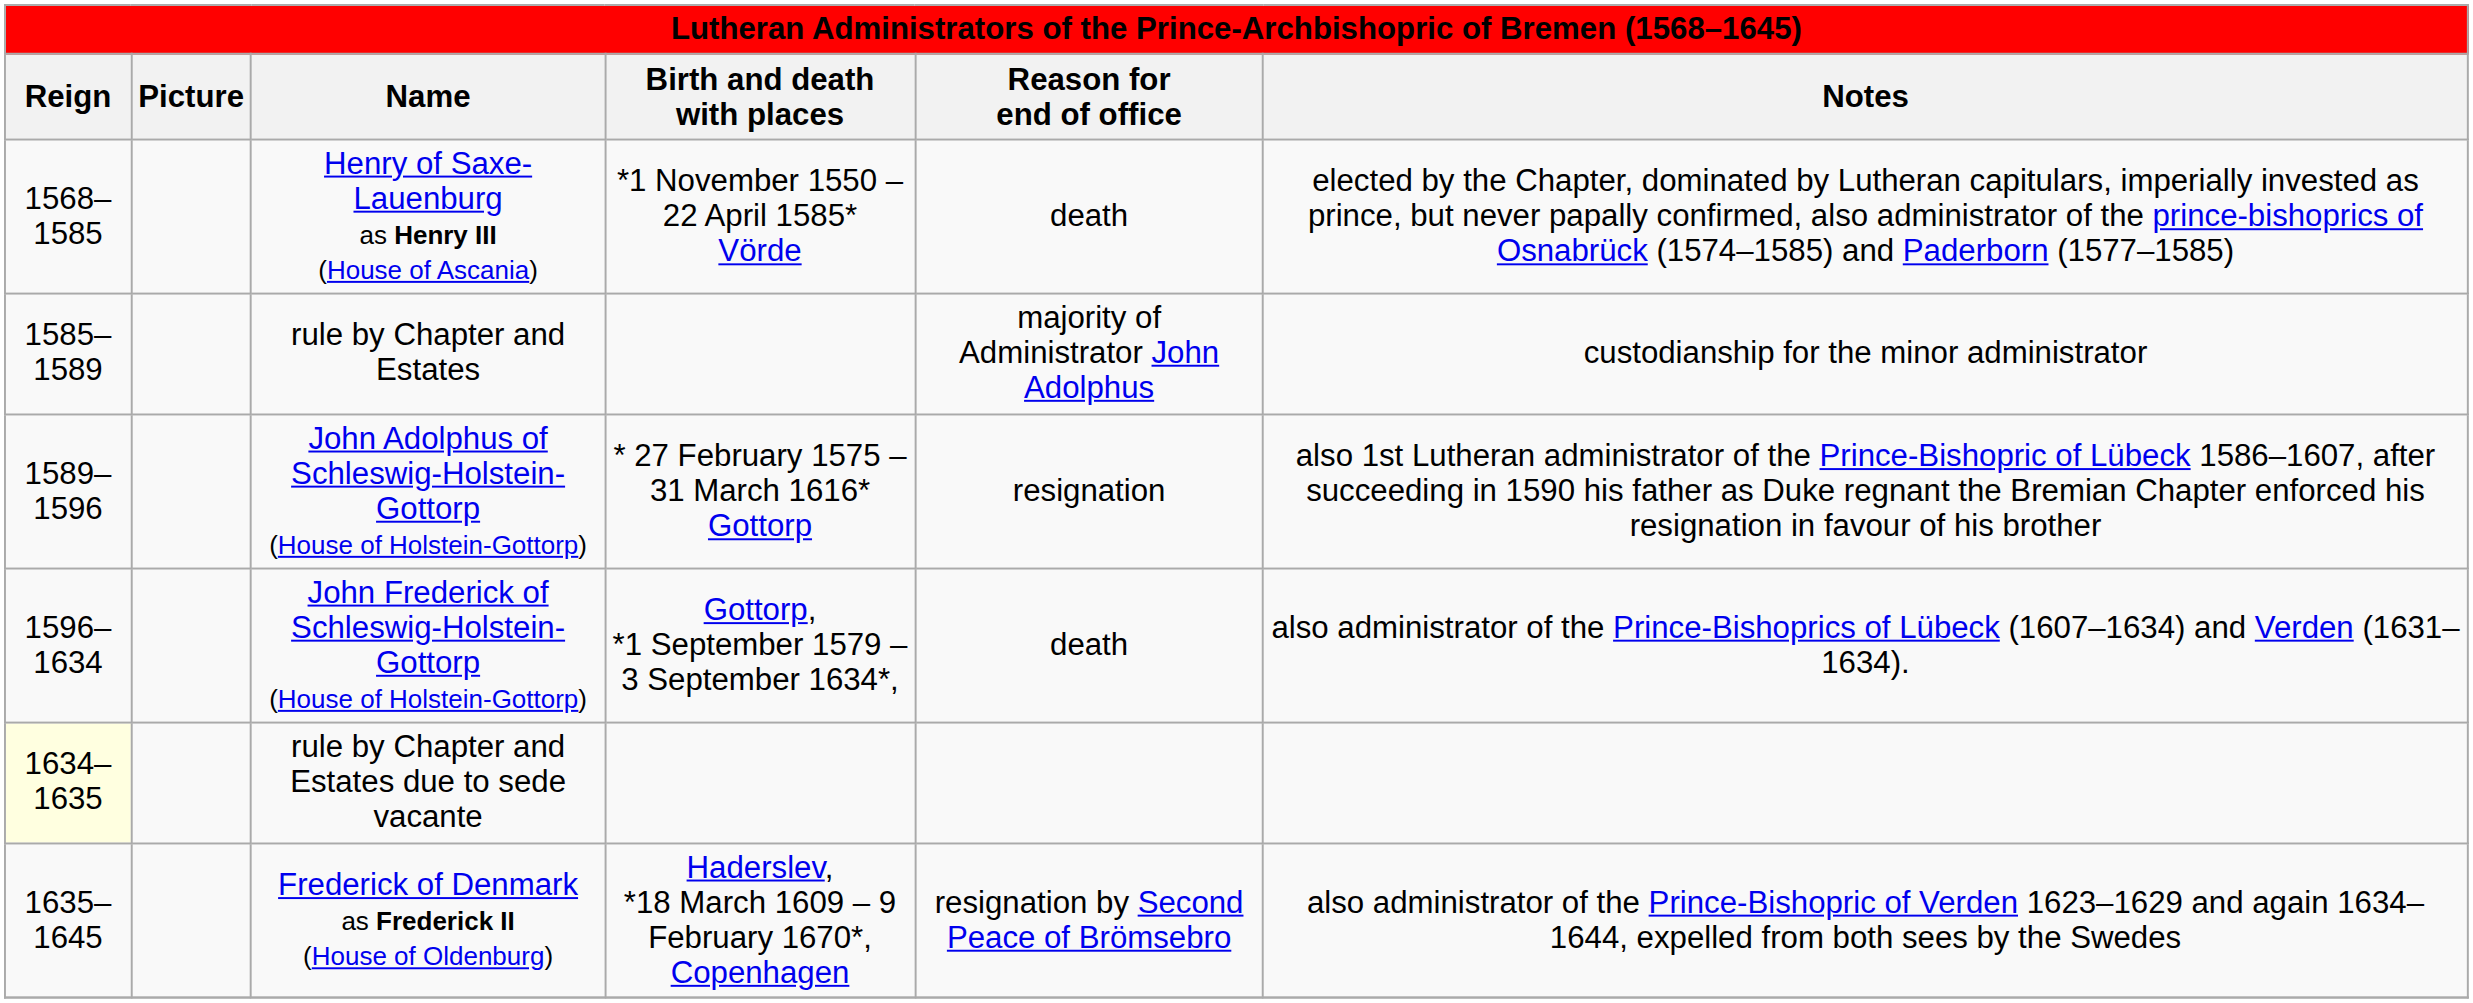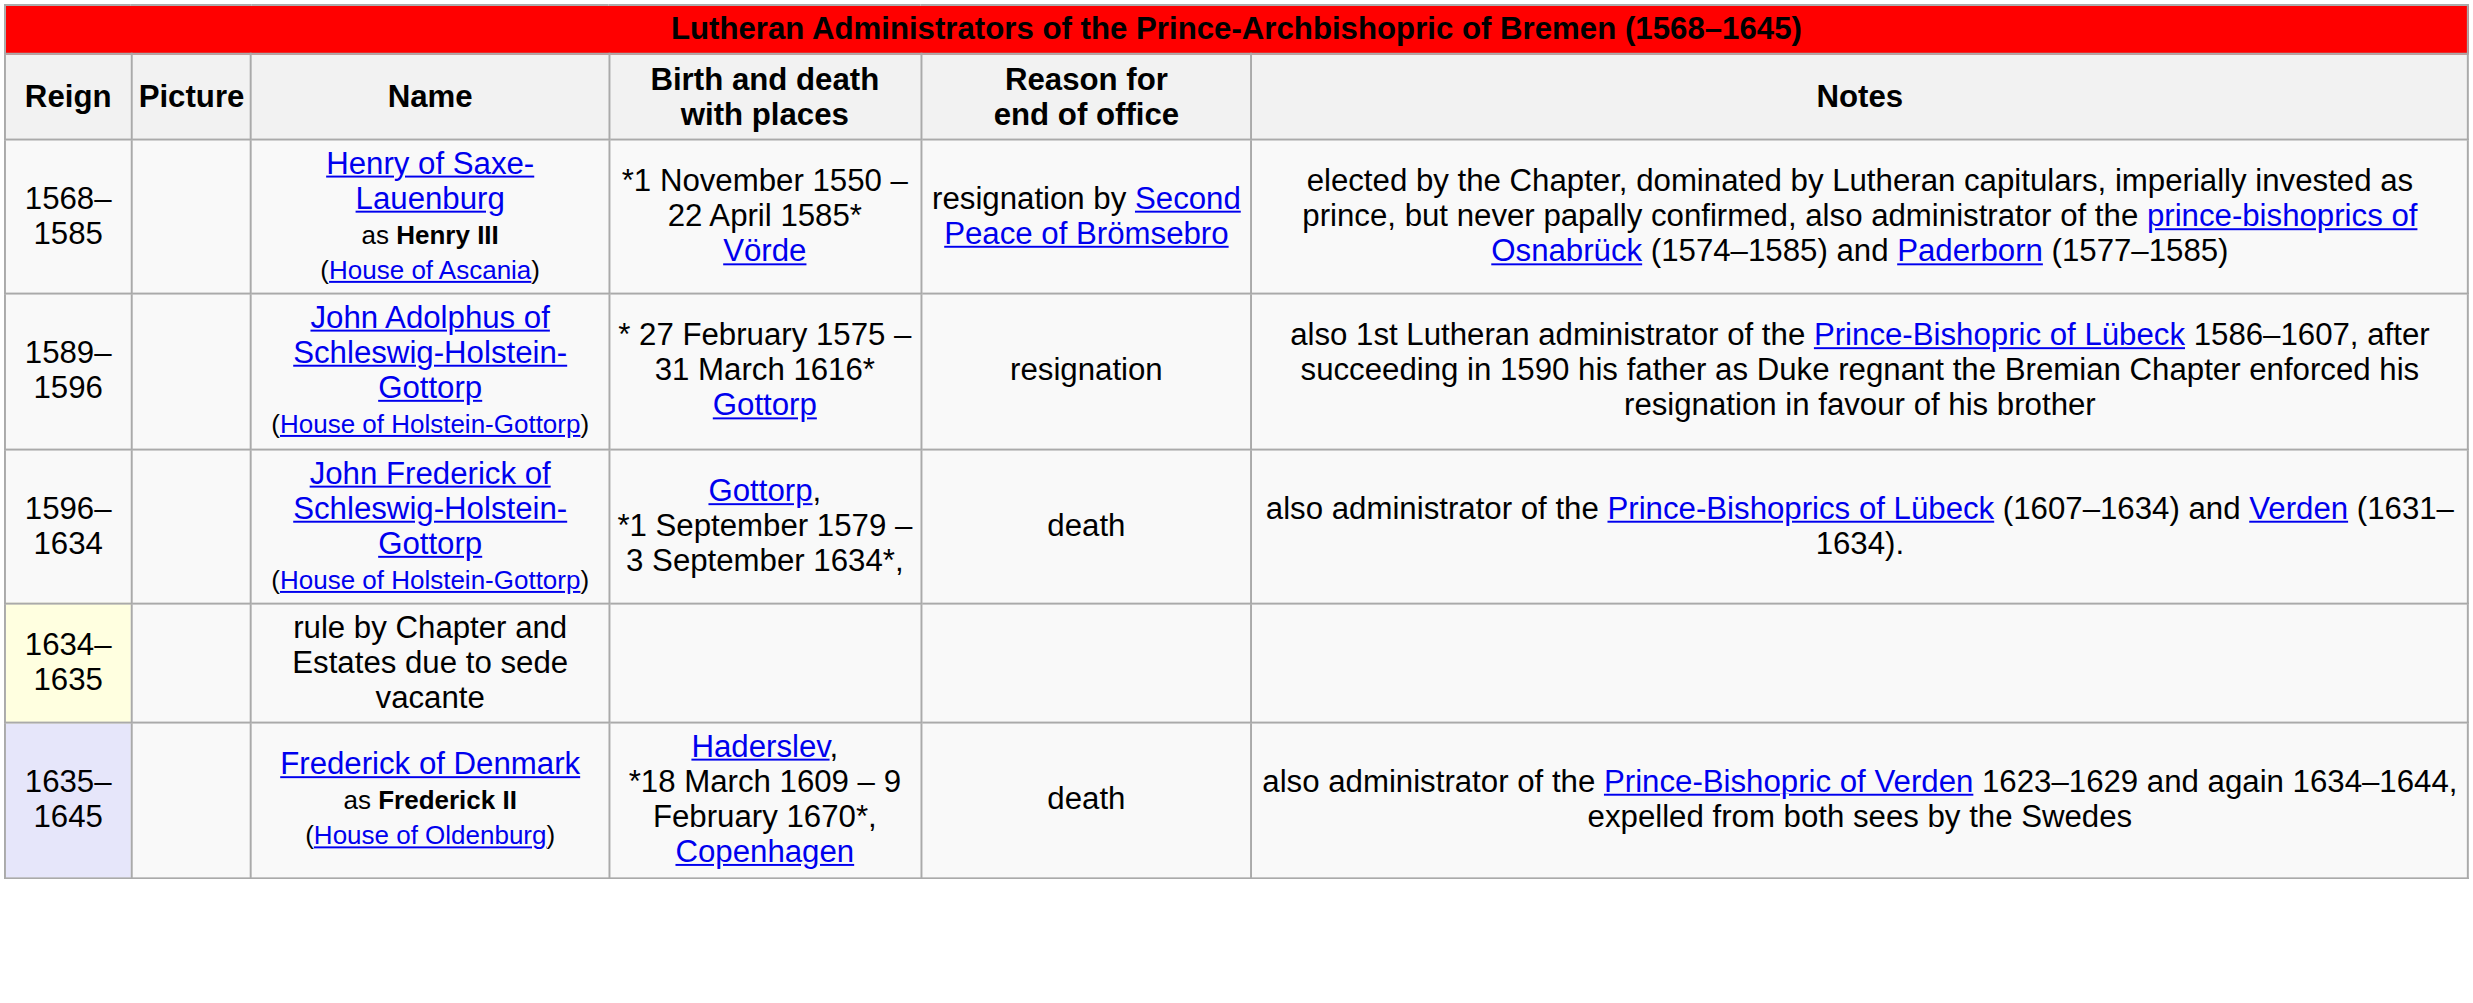(1089, 215) death -> (1086, 215) resignation by Second Peace of Brömsebro
- row: (428, 353)
(68, 919) no background -> (68, 799) lavender background
(1089, 919) resignation by Second Peace of Brömsebro -> (1086, 799) death
